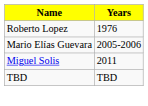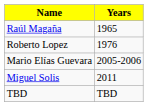+ row: (34, 28)
